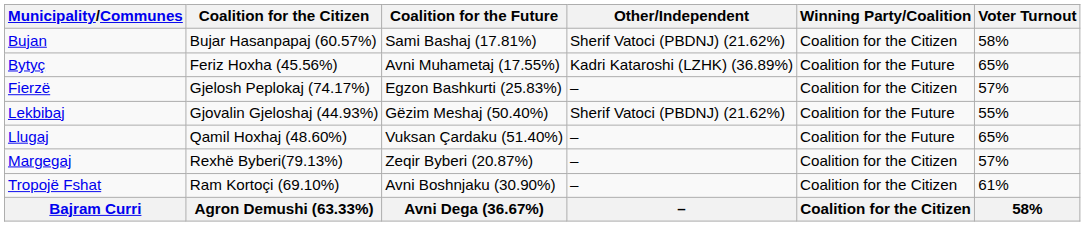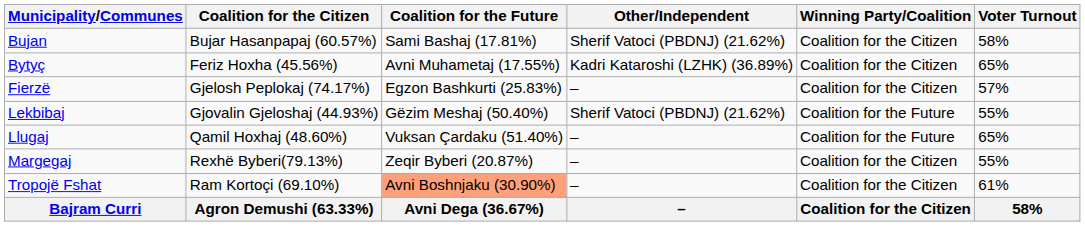(877, 64) Coalition for the Future -> (879, 64) Coalition for the Citizen
(993, 161) 57% -> (993, 161) 55%
(470, 185) no background -> (470, 185) lightsalmon background
